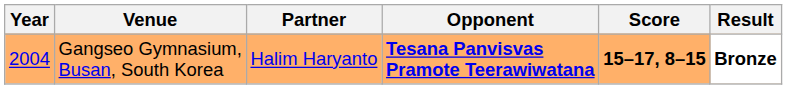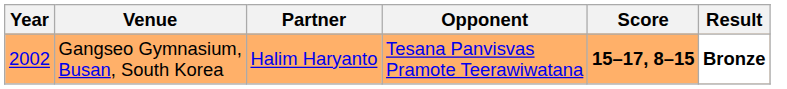(29, 59) 2004 -> (29, 59) 2002
(490, 59) bold -> (485, 59) normal
